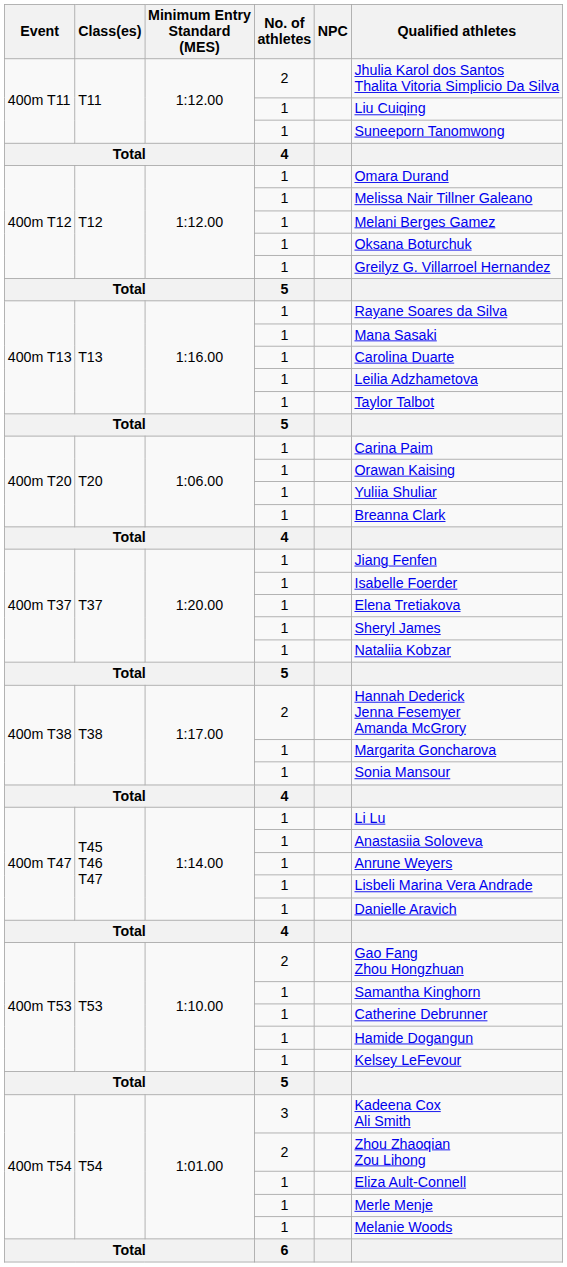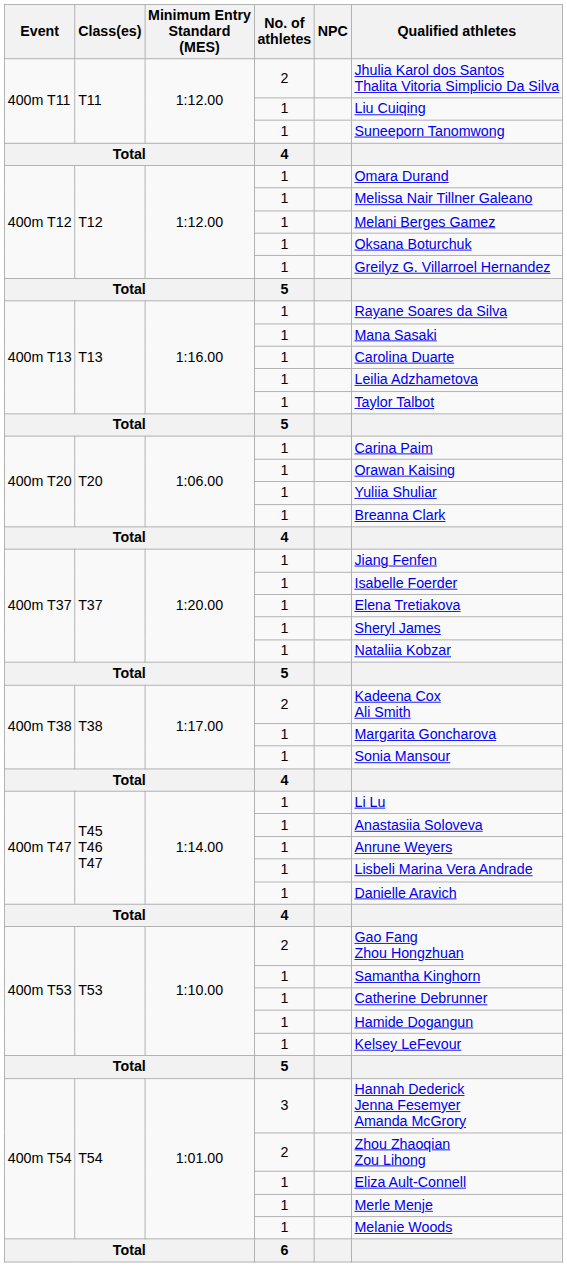(410, 712) Hannah Dederick Jenna Fesemyer Amanda McGrory -> (398, 704) Kadeena Cox Ali Smith
(398, 1113) Kadeena Cox Ali Smith -> (410, 1105) Hannah Dederick Jenna Fesemyer Amanda McGrory
